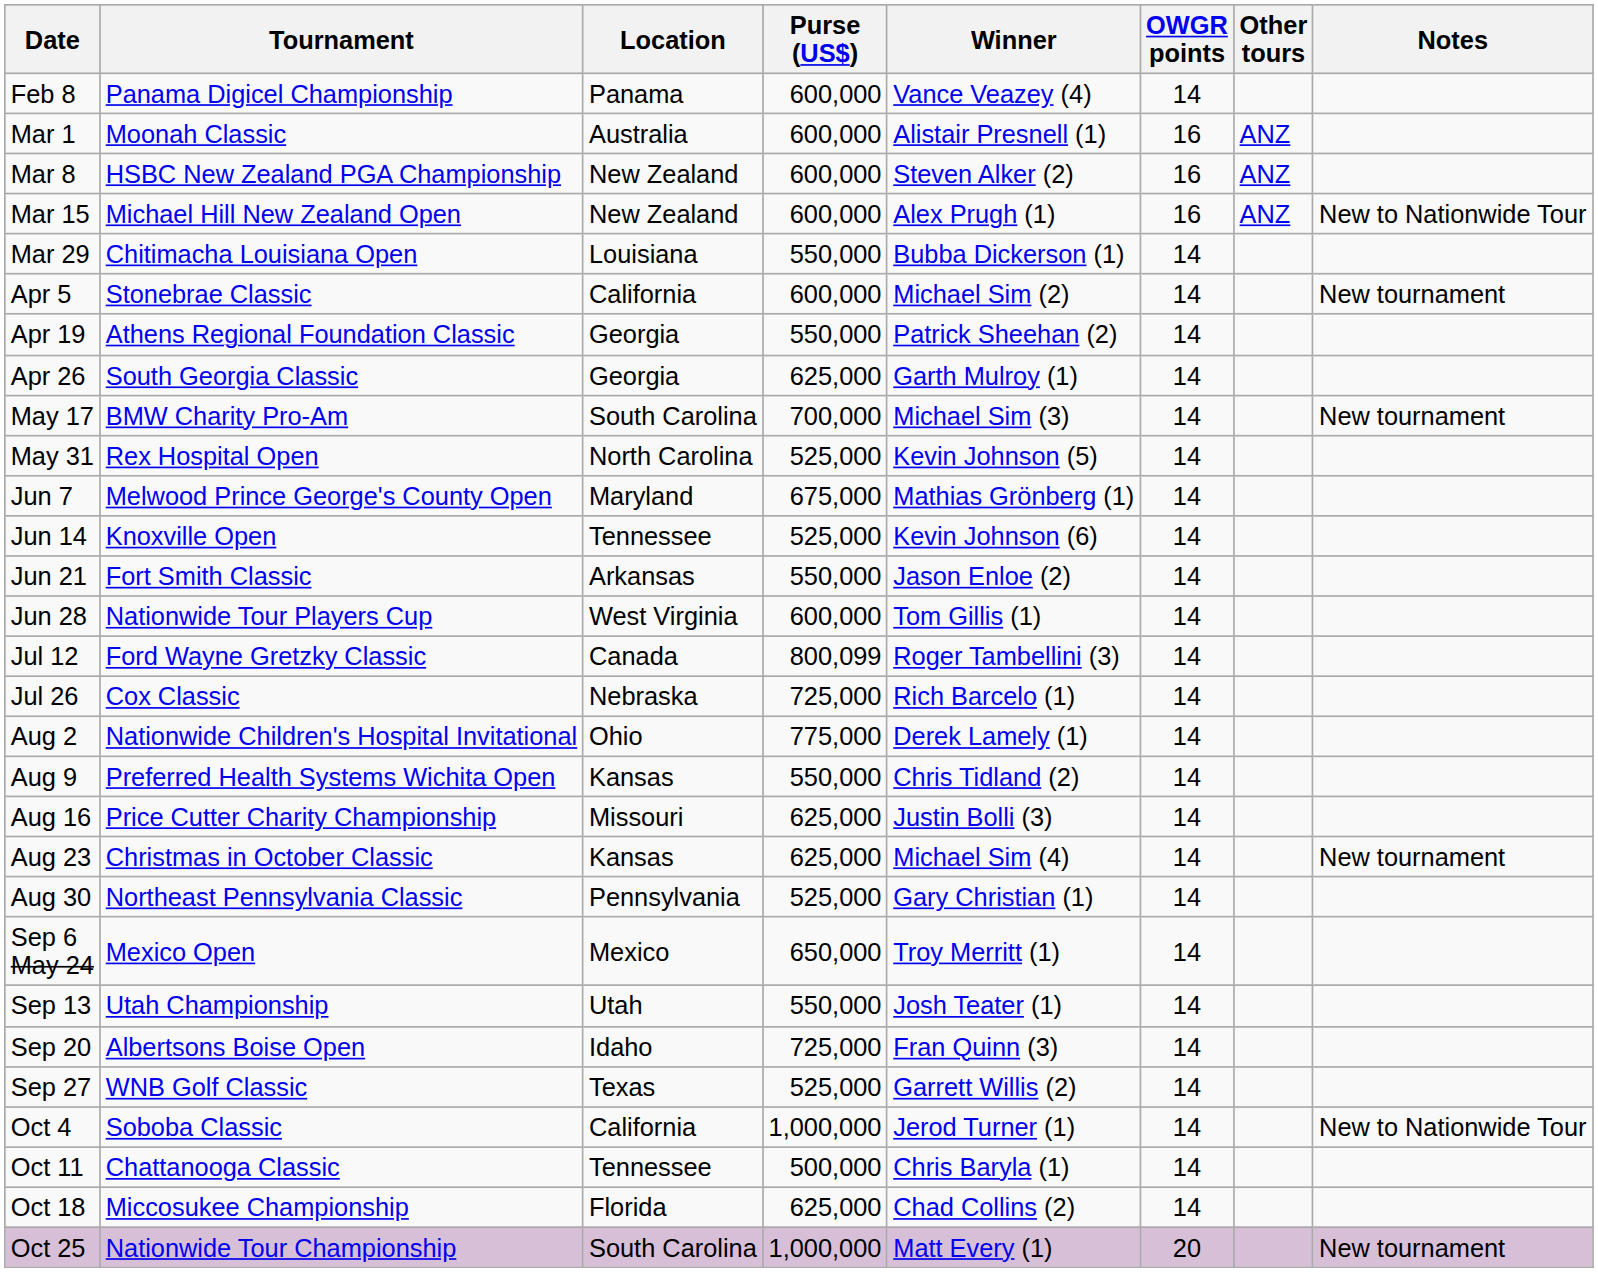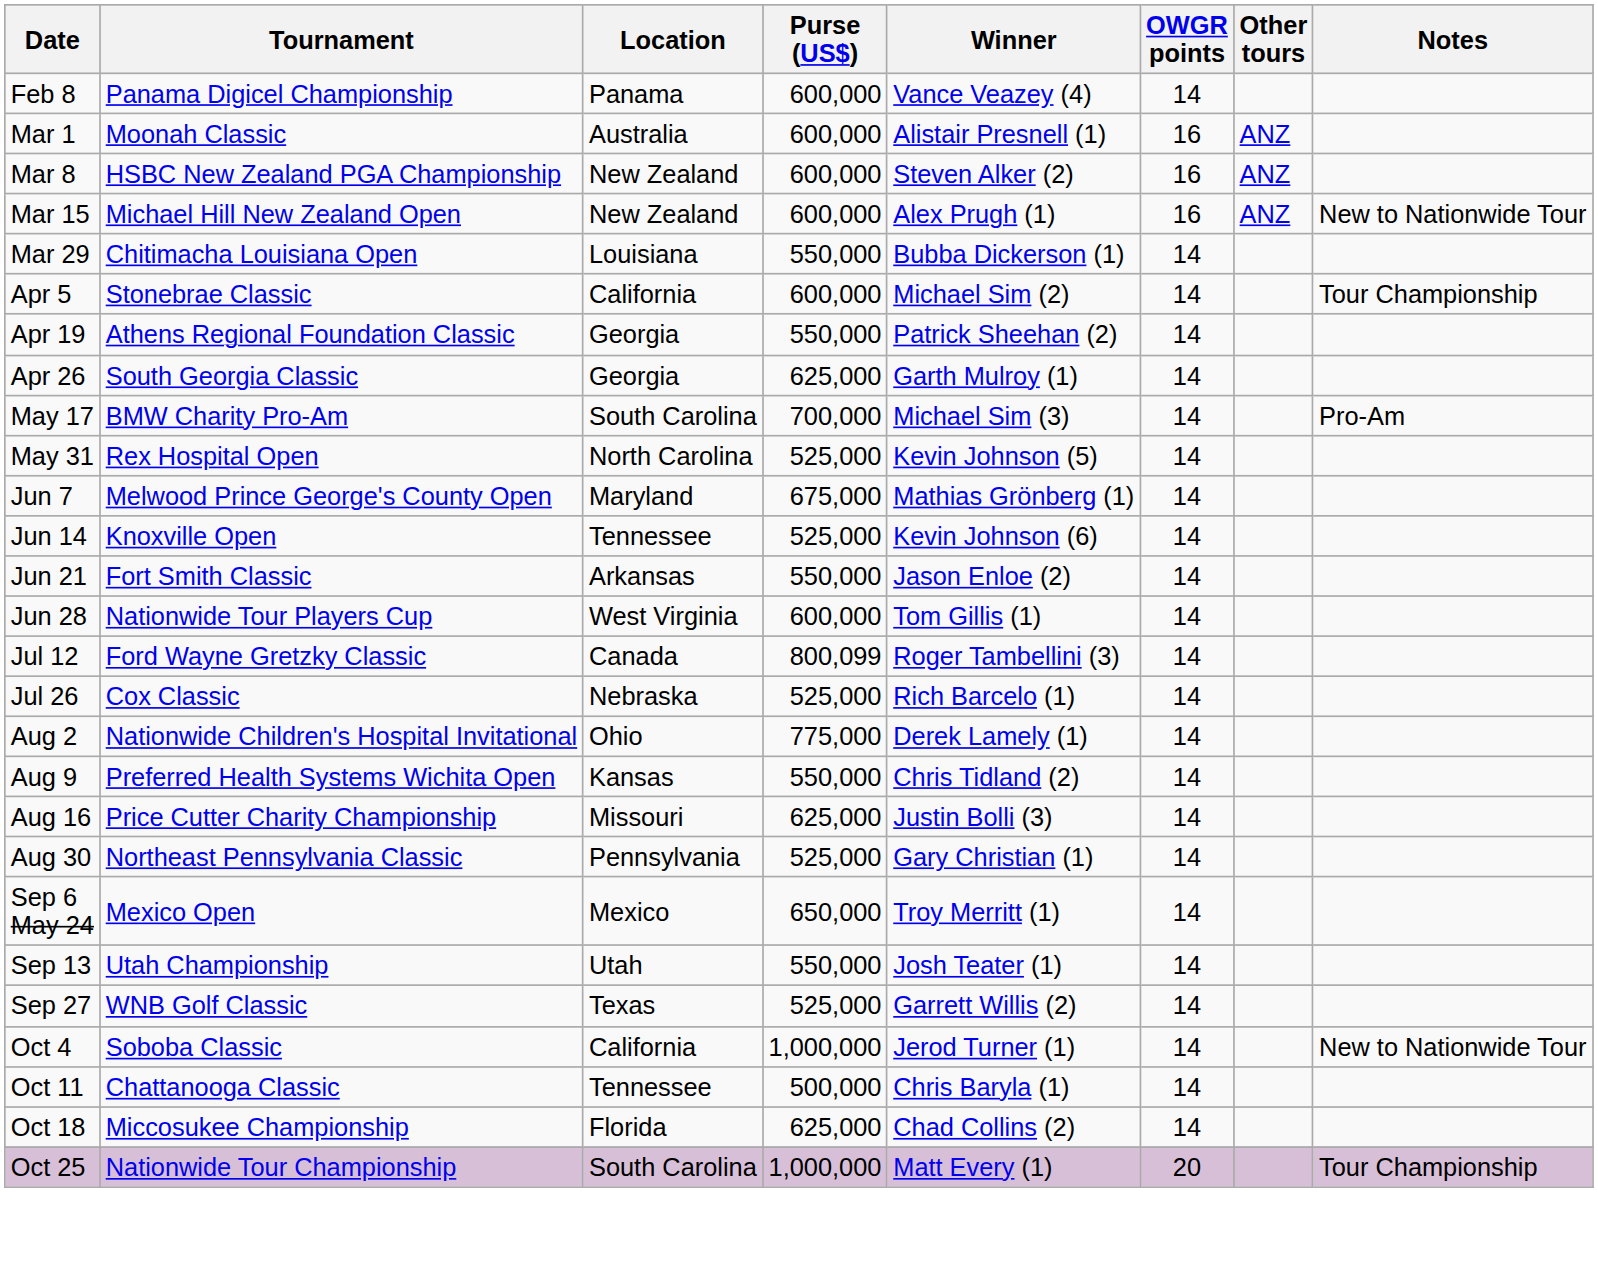(1412, 295) New tournament -> (1428, 295) Tour Championship
(1412, 415) New tournament -> (1362, 415) Pro-Am
(836, 696) 725,000 -> (836, 696) 525,000
- row: (51, 857)
- row: (51, 1046)
(1412, 1247) New tournament -> (1428, 1167) Tour Championship
